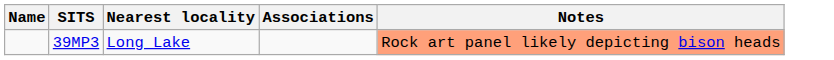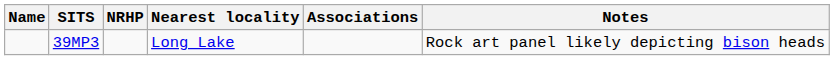+ column: (125, 17)
(581, 42) lightsalmon background -> (625, 42) no background
